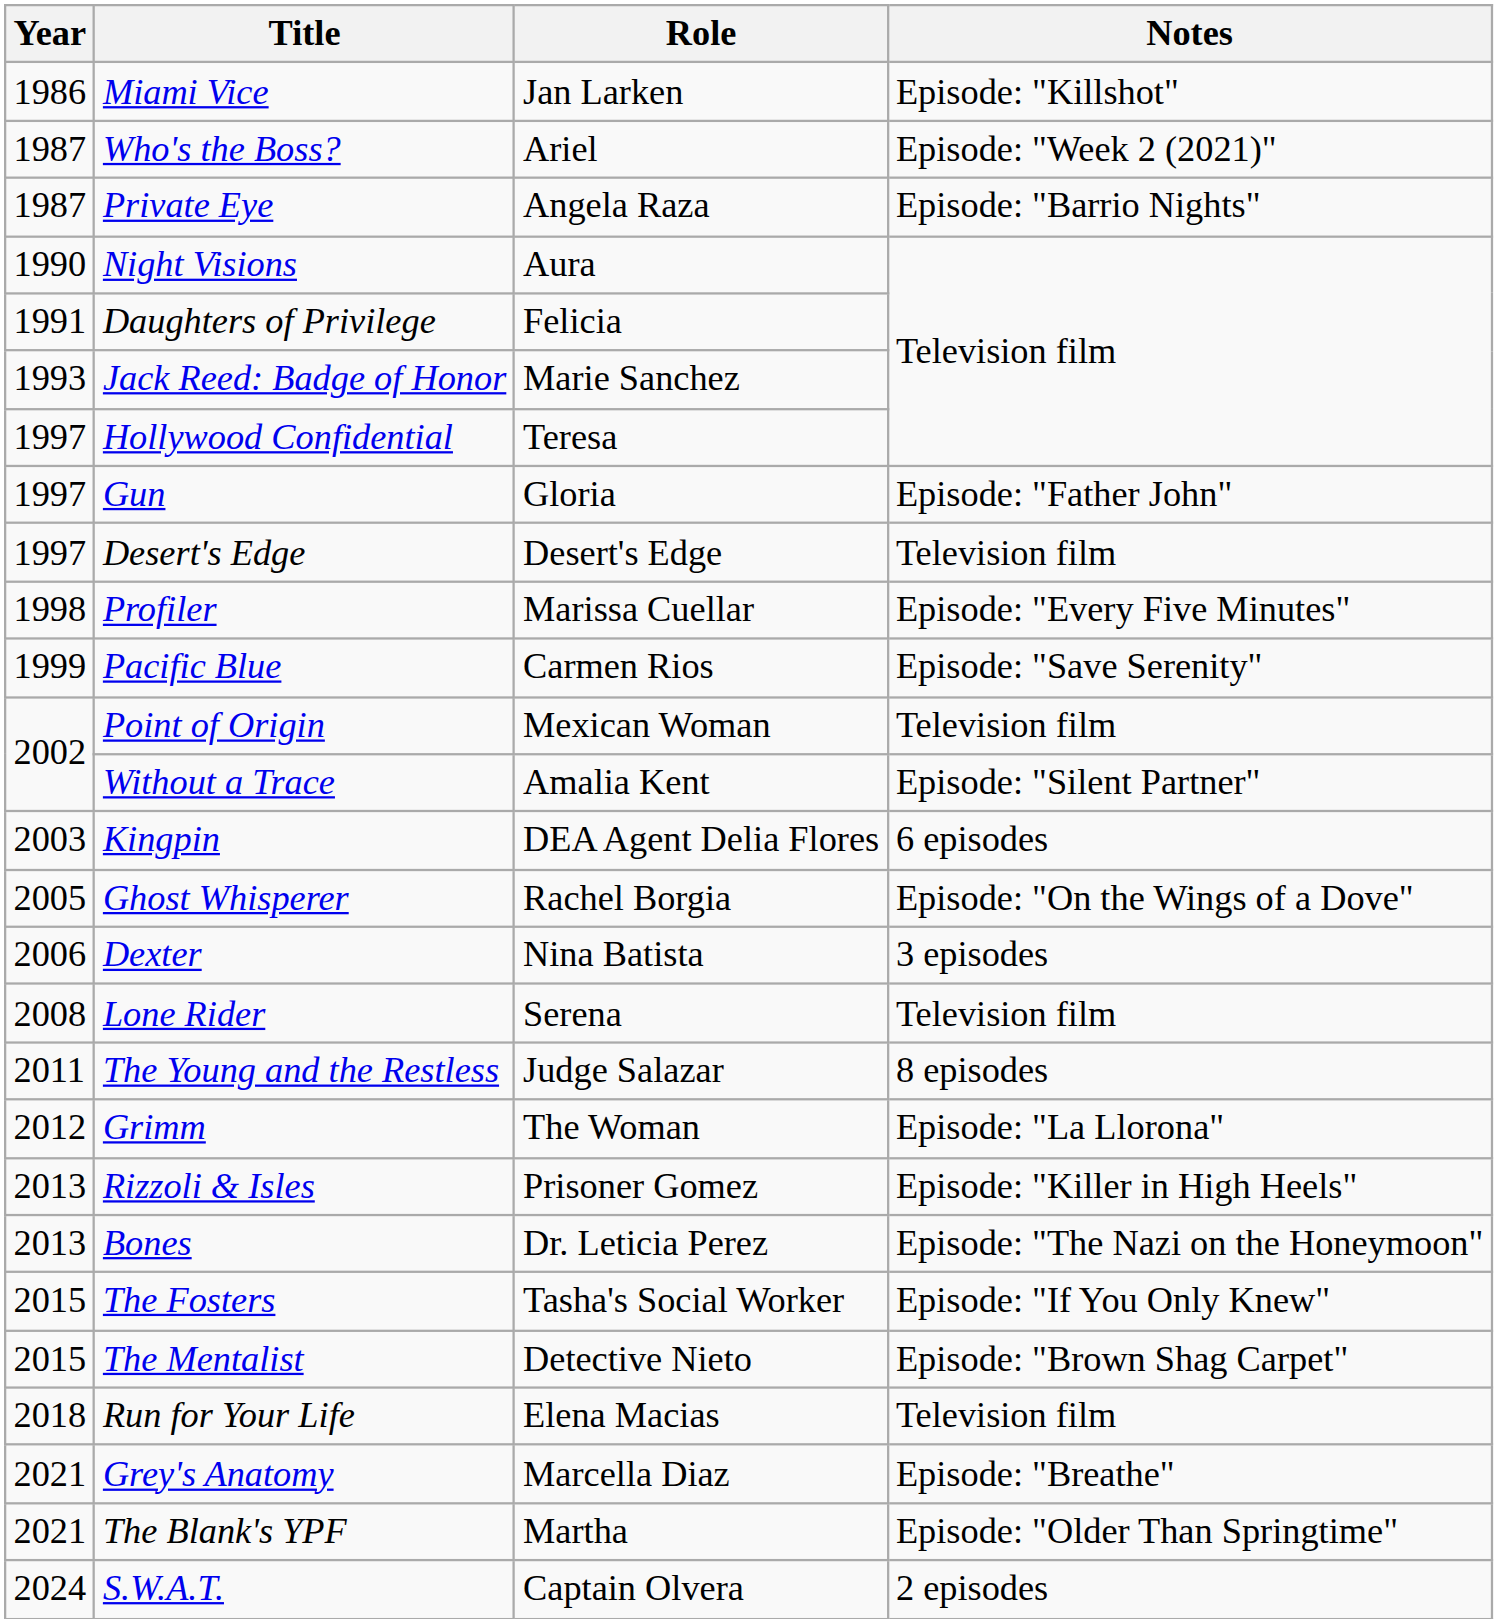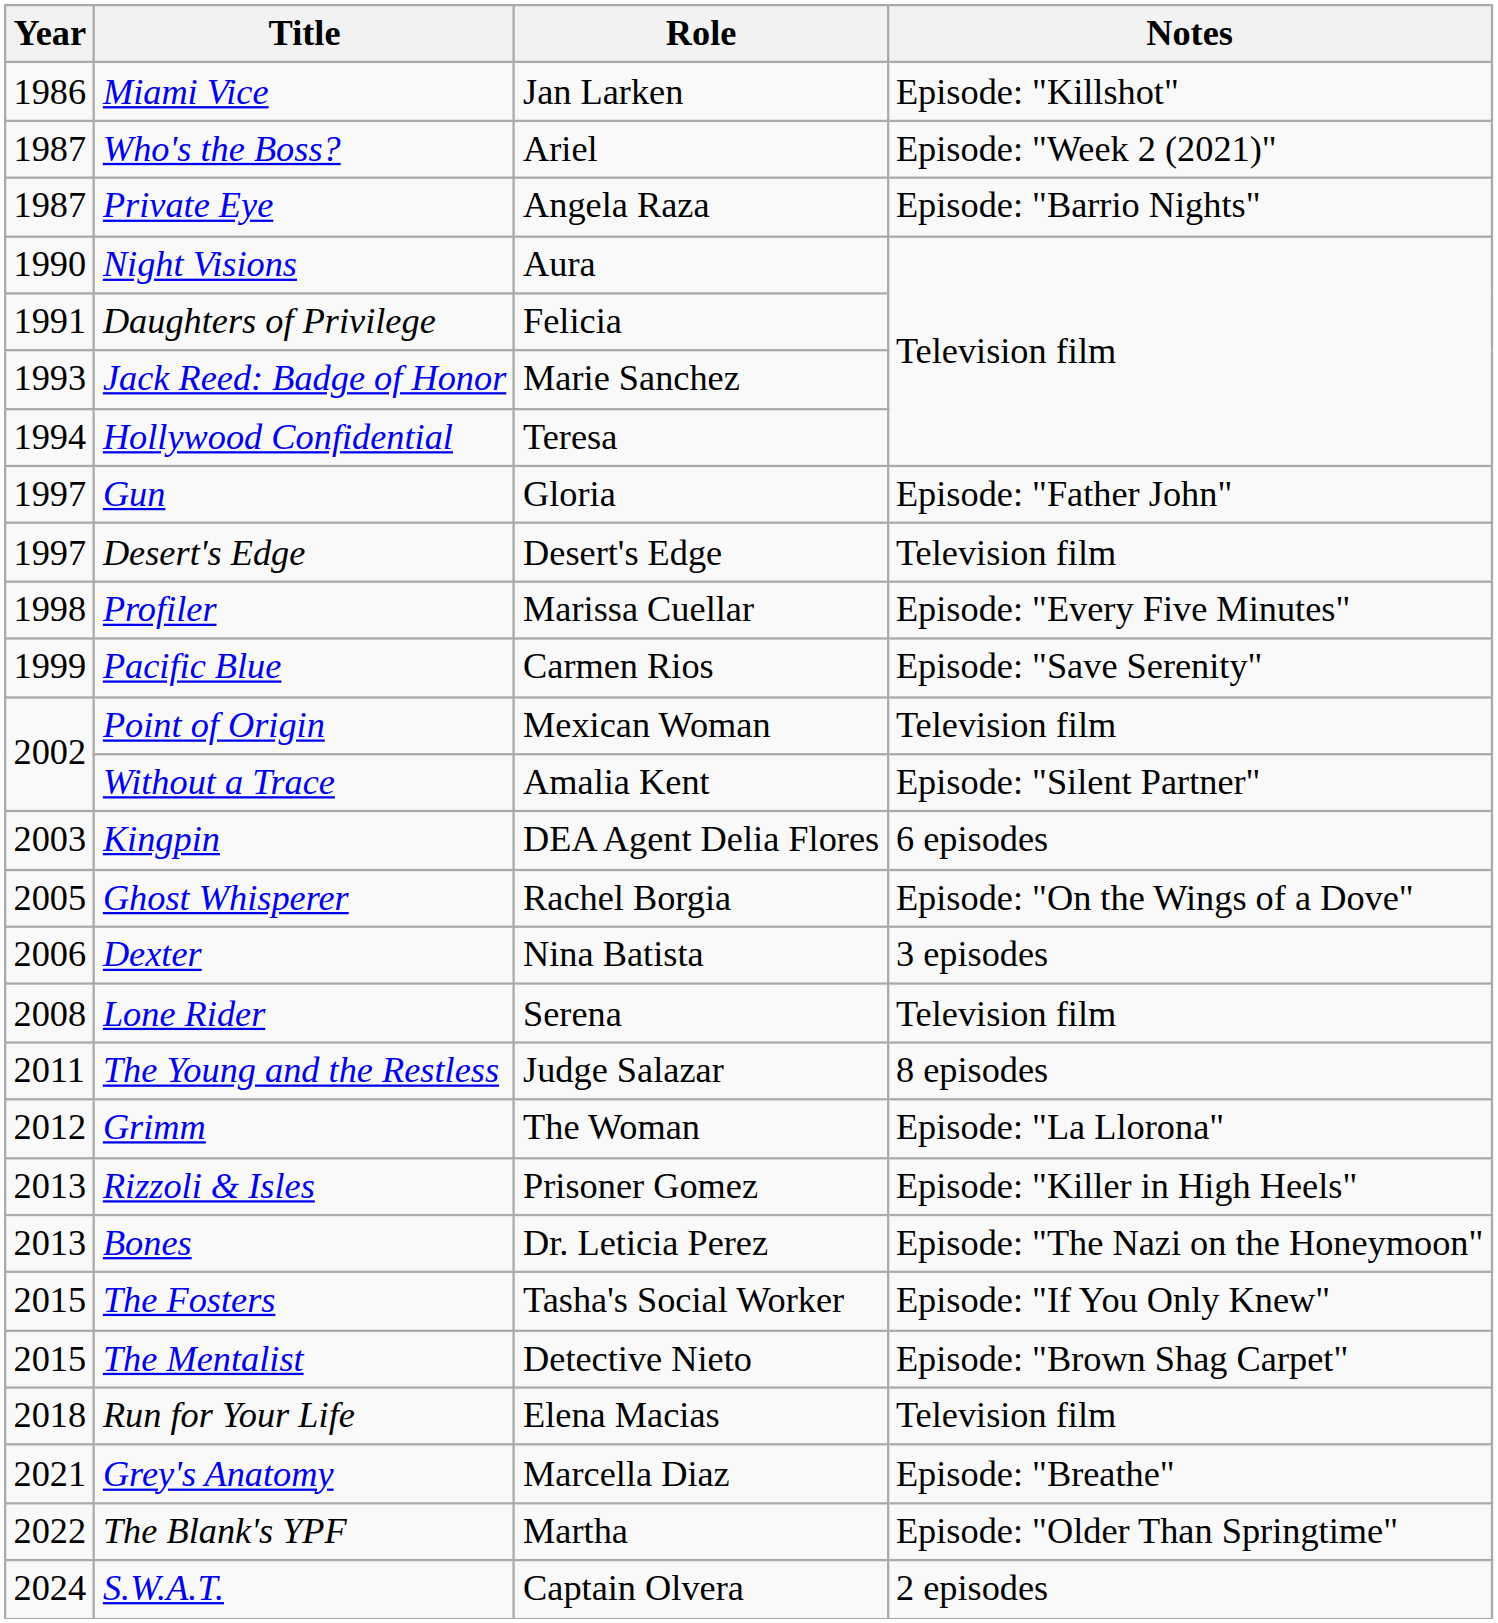(50, 436) 1997 -> (50, 436) 1994
(50, 1530) 2021 -> (50, 1530) 2022
